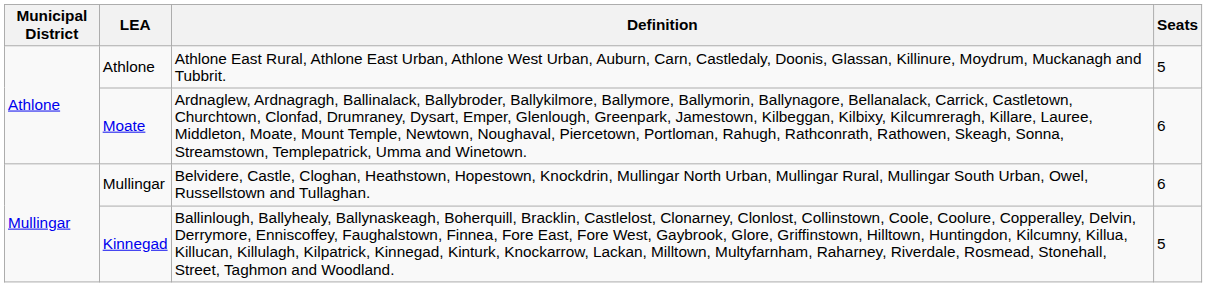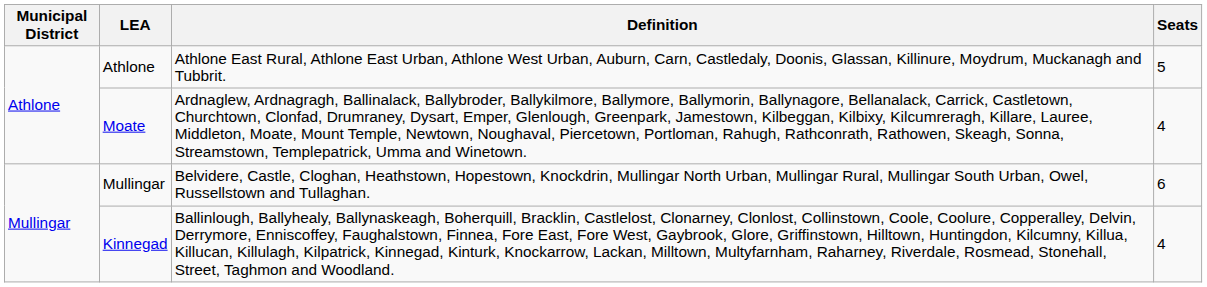(1161, 125) 6 -> (1161, 125) 4
(1161, 243) 5 -> (1161, 243) 4
